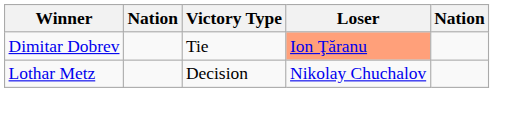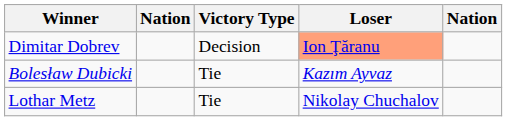(197, 45) Tie -> (230, 45) Decision
+ row: (70, 73)
(217, 73) Decision -> (210, 101) Tie
